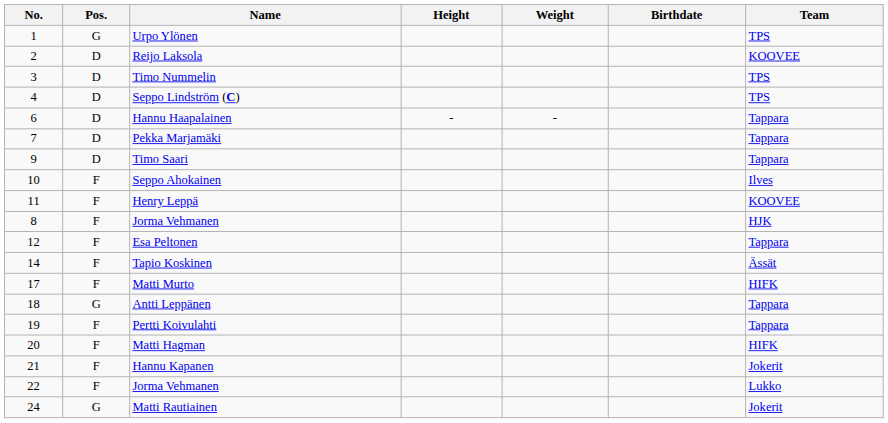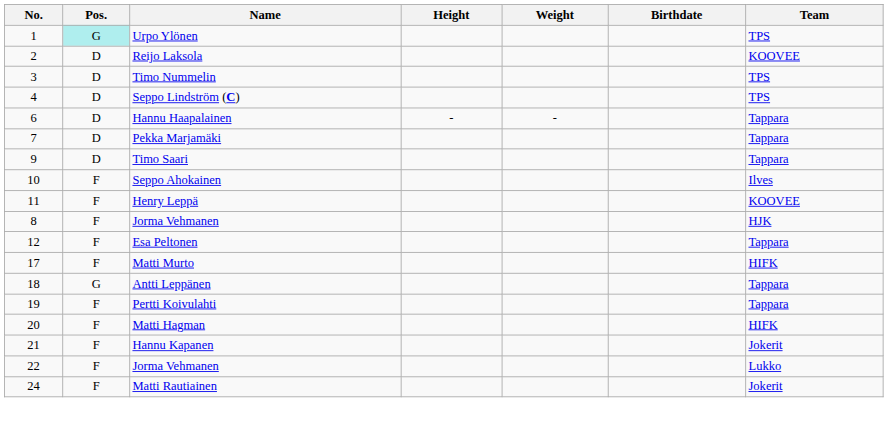(96, 35) no background -> (96, 35) paleturquoise background
- row: (34, 263)
(96, 407) G -> (96, 387) F
